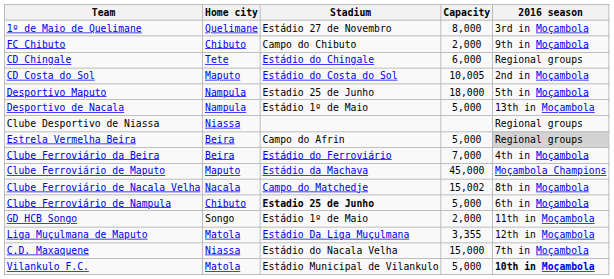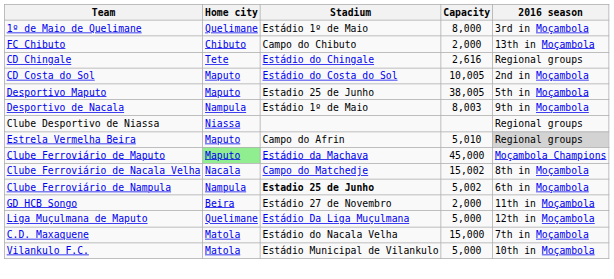(327, 28) Estádio 27 de Novembro -> (315, 28) Estádio 1º de Maio
(542, 44) 9th in Moçambola -> (545, 44) 13th in Moçambola
(467, 60) 6,000 -> (467, 60) 2,616
(226, 92) Nampula -> (223, 92) Maputo
(467, 92) 18,000 -> (467, 92) 38,005
(467, 108) 5,000 -> (467, 108) 8,003
(545, 108) 13th in Moçambola -> (542, 108) 9th in Moçambola
(220, 139) Beira -> (223, 139) Maputo
(467, 139) 5,000 -> (467, 139) 5,010
- row: (83, 155)
(223, 171) no background -> (223, 155) lightgreen background
(226, 203) Chibuto -> (226, 187) Nampula
(467, 203) 5,000 -> (467, 187) 5,002
(220, 219) Songo -> (220, 203) Beira
(315, 219) Estádio 1º de Maio -> (327, 203) Estádio 27 de Novembro
(223, 235) Matola -> (231, 219) Quelimane
(467, 235) 3,355 -> (467, 219) 5,000
(223, 251) Niassa -> (223, 235) Matola
(545, 267) bold -> (545, 251) normal
